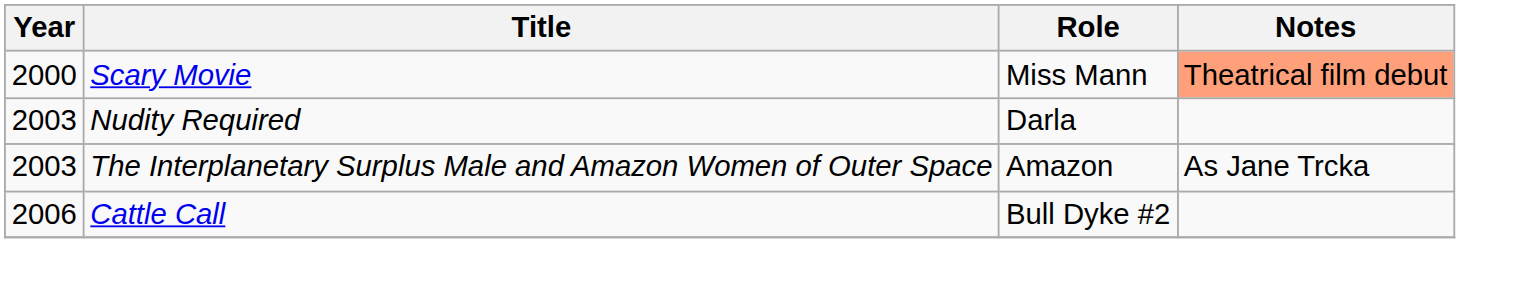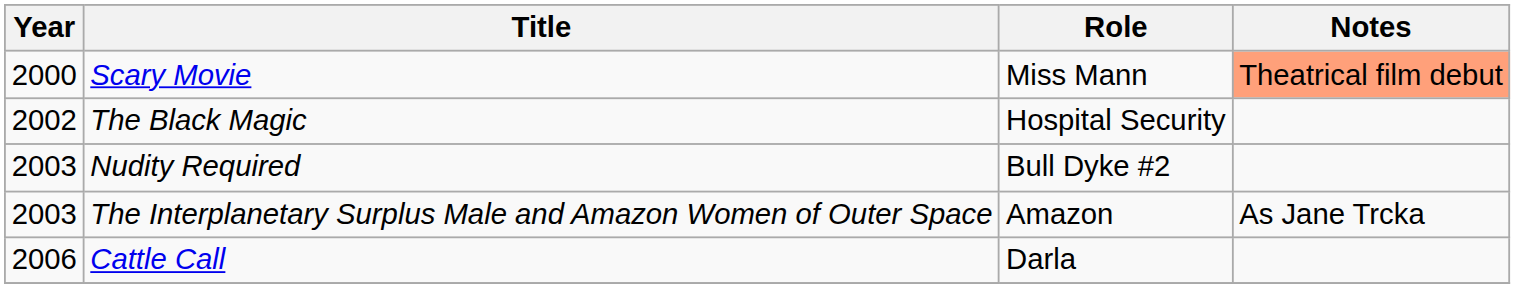+ row: (199, 120)
(1041, 120) Darla -> (1088, 167) Bull Dyke #2
(1088, 213) Bull Dyke #2 -> (1041, 259) Darla
